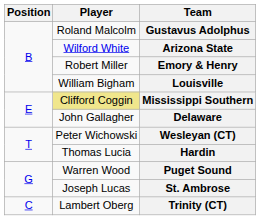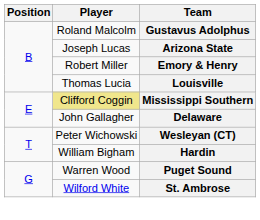(96, 48) Wilford White -> (96, 48) Joseph Lucas
(96, 83) William Bigham -> (96, 83) Thomas Lucia
(96, 153) Thomas Lucia -> (96, 153) William Bigham
(96, 188) Joseph Lucas -> (96, 188) Wilford White
- row: (198, 205)
